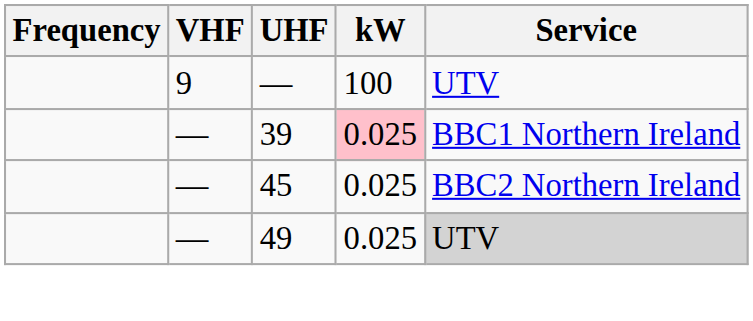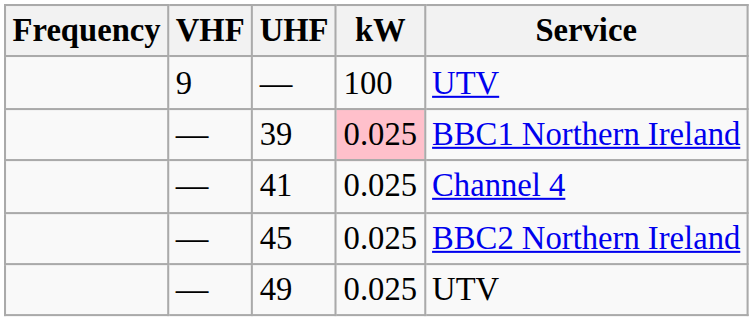+ row: (276, 185)
(466, 237) lightgrey background -> (466, 289) no background
